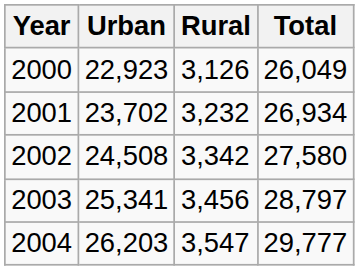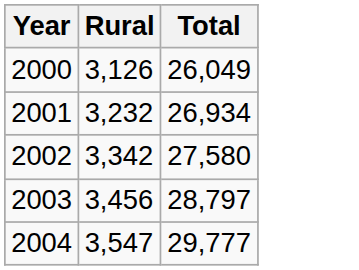- column: (126, 26)
